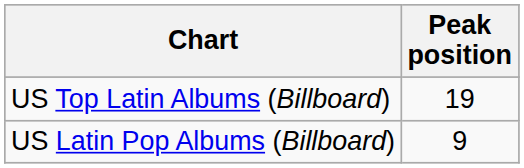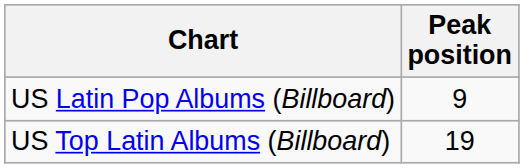rows swapped: (201, 98) <-> (203, 141)
